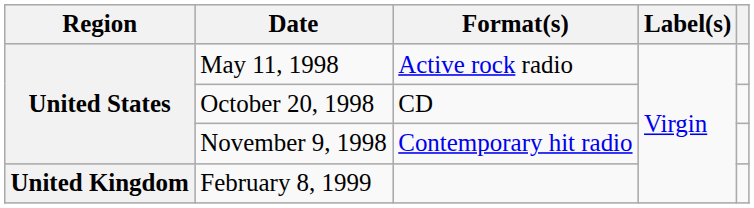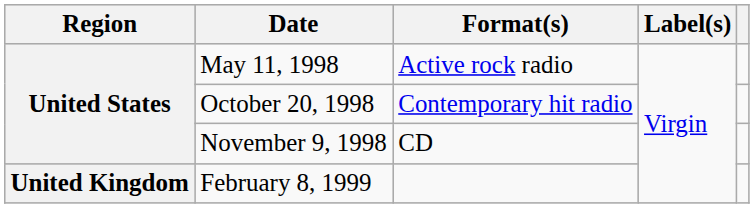(416, 103) CD -> (515, 103) Contemporary hit radio
(515, 143) Contemporary hit radio -> (416, 143) CD
